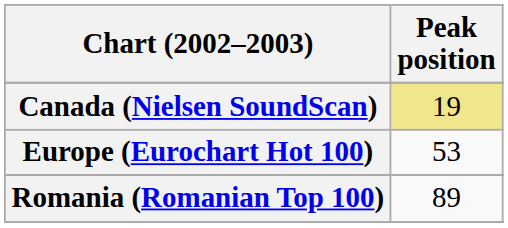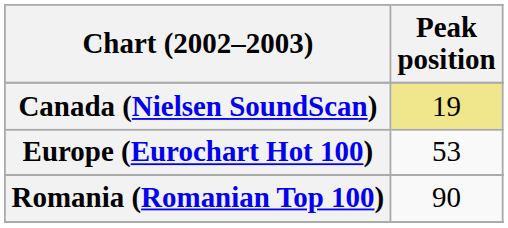(447, 197) 89 -> (447, 197) 90
